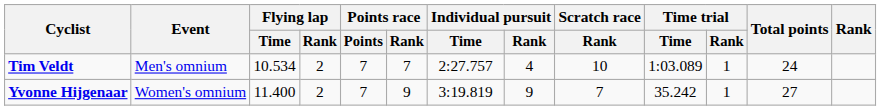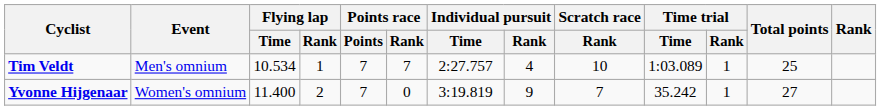(320, 67) 2 -> (320, 67) 1
(790, 67) 24 -> (790, 67) 25
(407, 92) 9 -> (407, 92) 0
